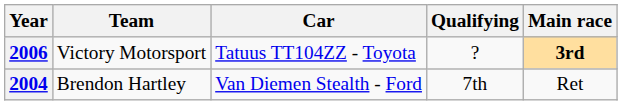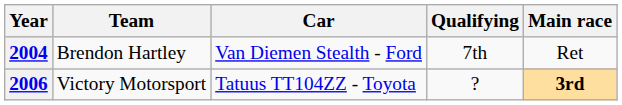rows swapped: (28, 84) <-> (28, 52)
